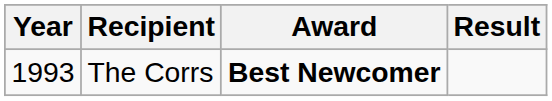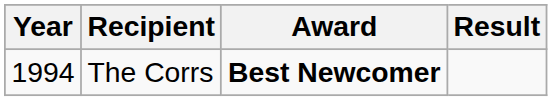(43, 71) 1993 -> (43, 71) 1994
